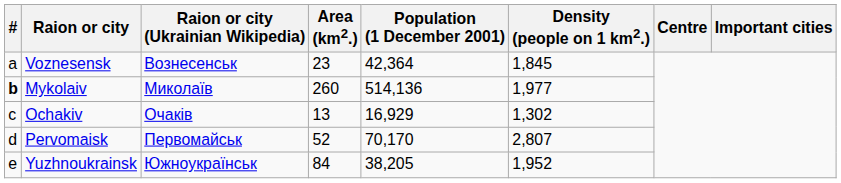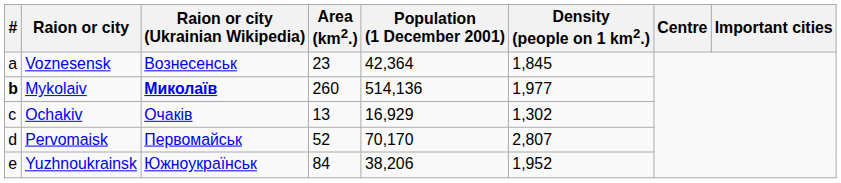(179, 89) normal -> (181, 89) bold
(389, 164) 38,205 -> (389, 164) 38,206
